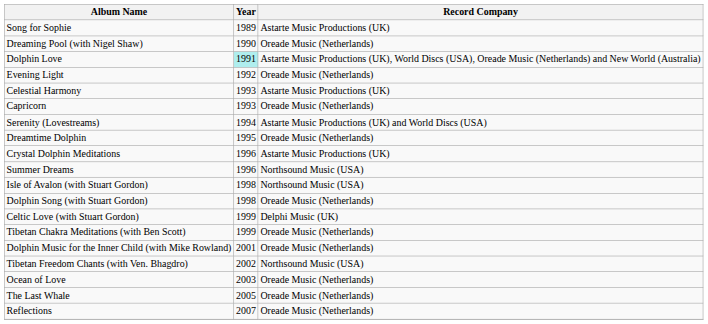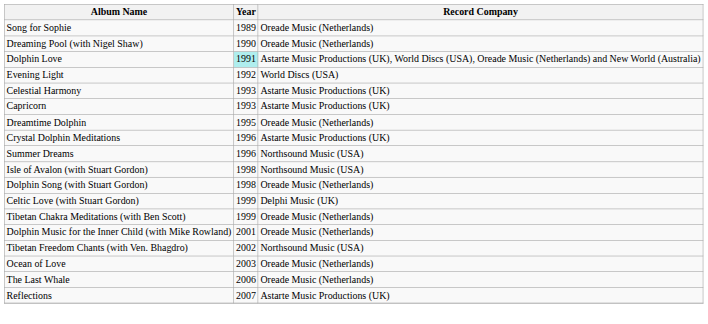(325, 28) Astarte Music Productions (UK) -> (317, 28) Oreade Music (Netherlands)
(317, 75) Oreade Music (Netherlands) -> (299, 75) World Discs (USA)
(317, 106) Oreade Music (Netherlands) -> (325, 106) Astarte Music Productions (UK)
- row: (53, 122)
(246, 295) 2005 -> (246, 279) 2006
(317, 311) Oreade Music (Netherlands) -> (325, 295) Astarte Music Productions (UK)
